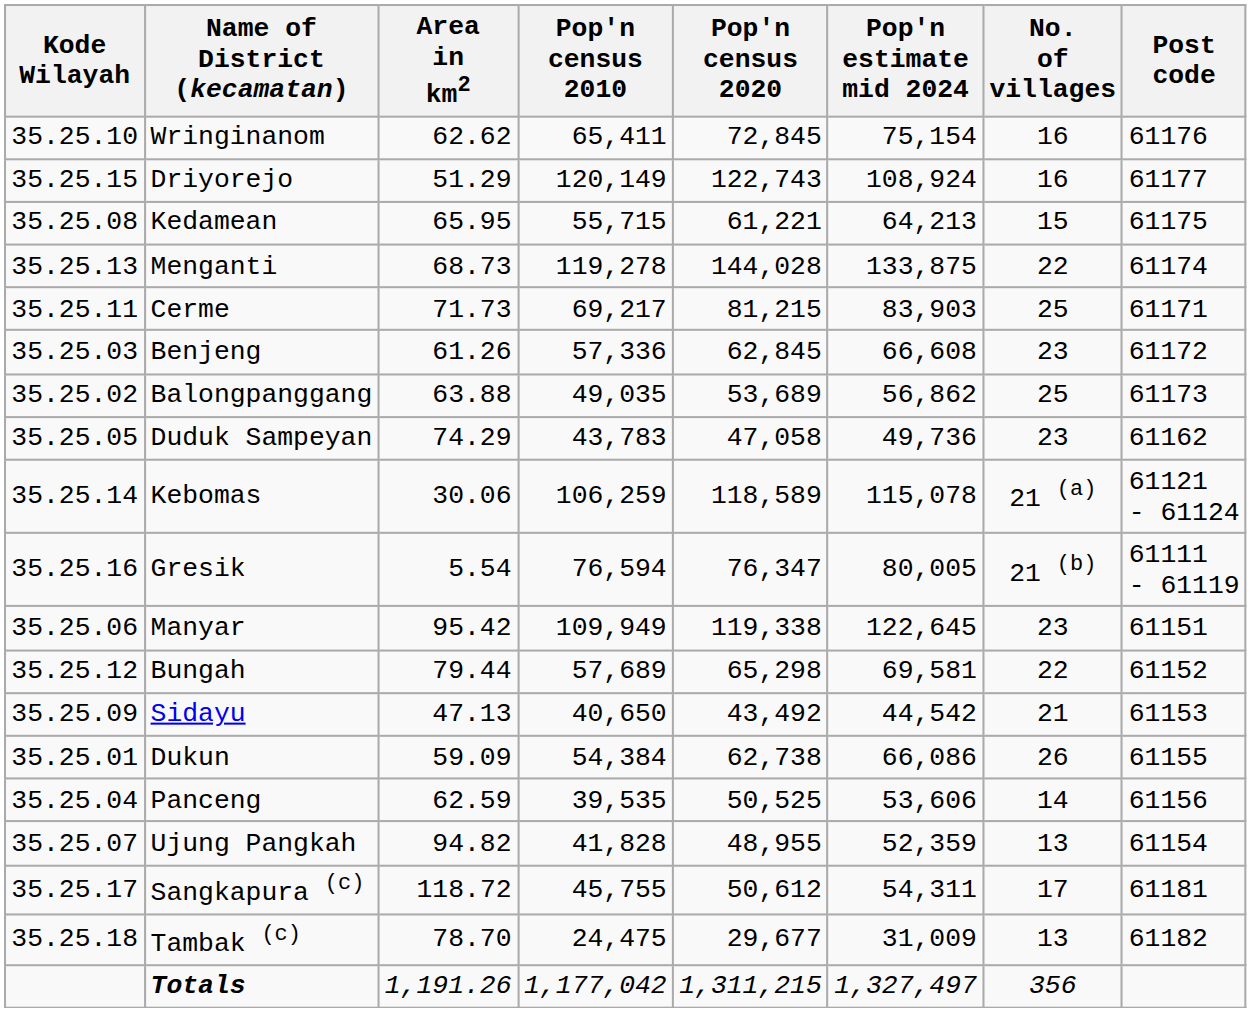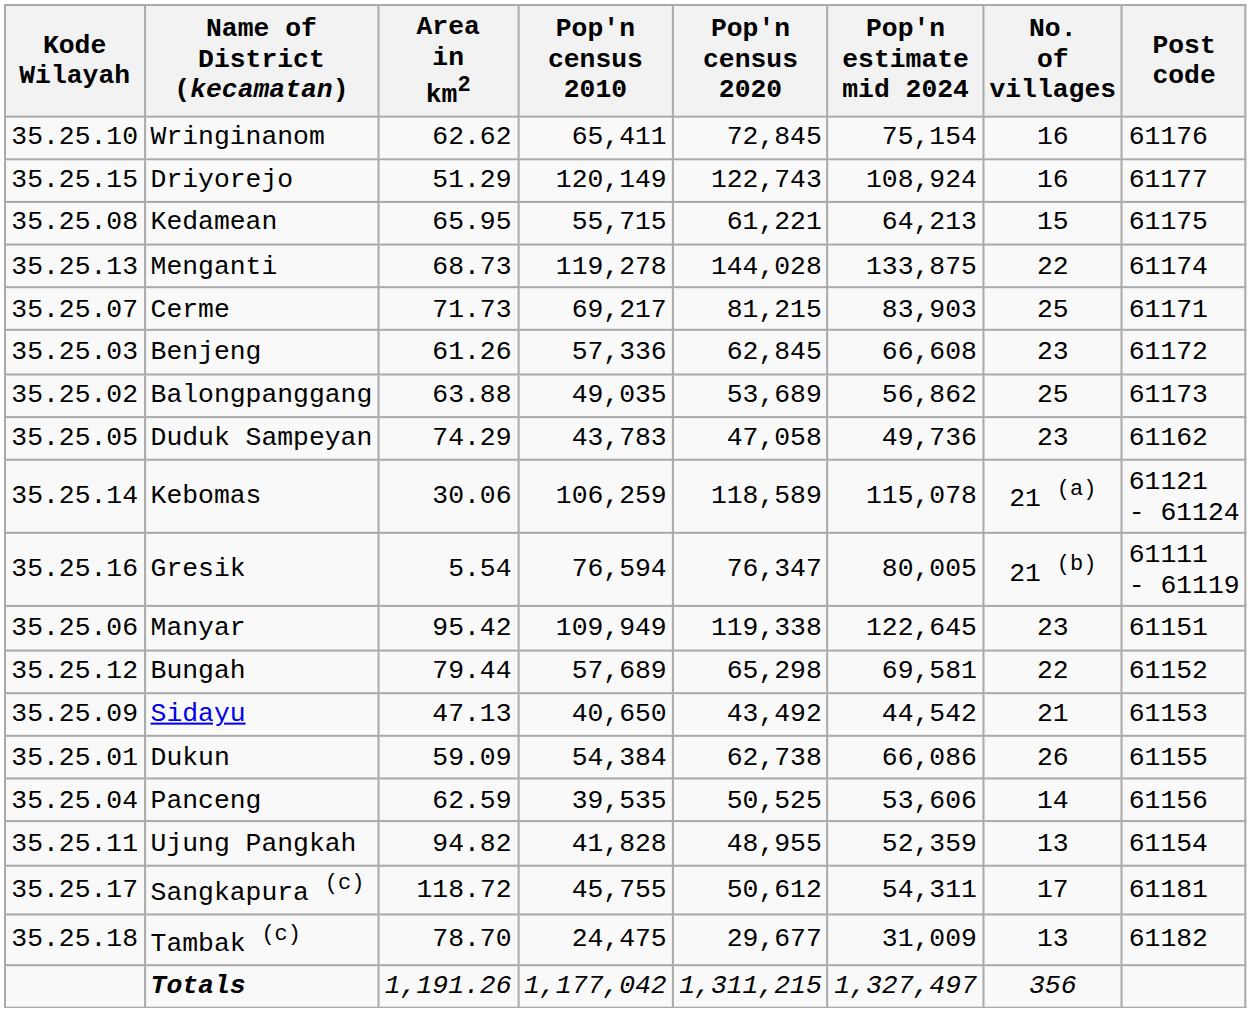(75, 309) 35.25.11 -> (75, 309) 35.25.07
(75, 843) 35.25.07 -> (75, 843) 35.25.11
